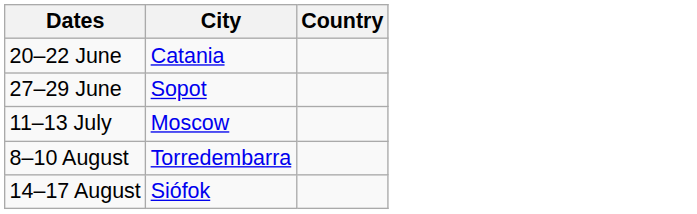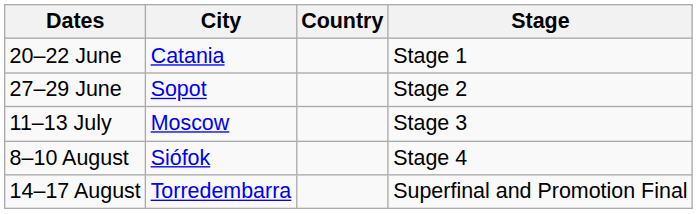+ column: (540, 21)
(221, 157) Torredembarra -> (180, 157) Siófok
(180, 191) Siófok -> (221, 191) Torredembarra
